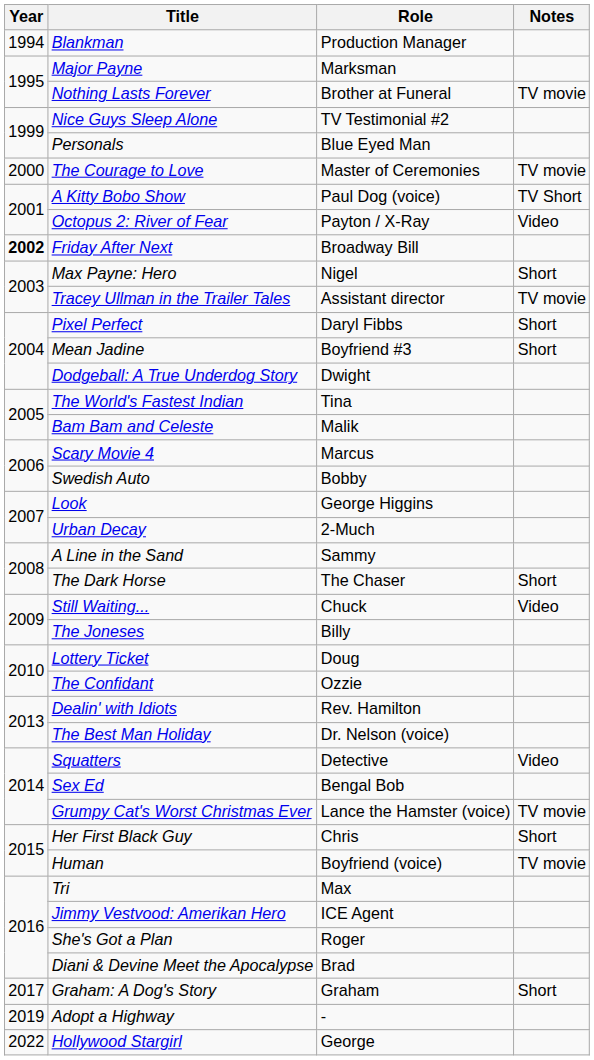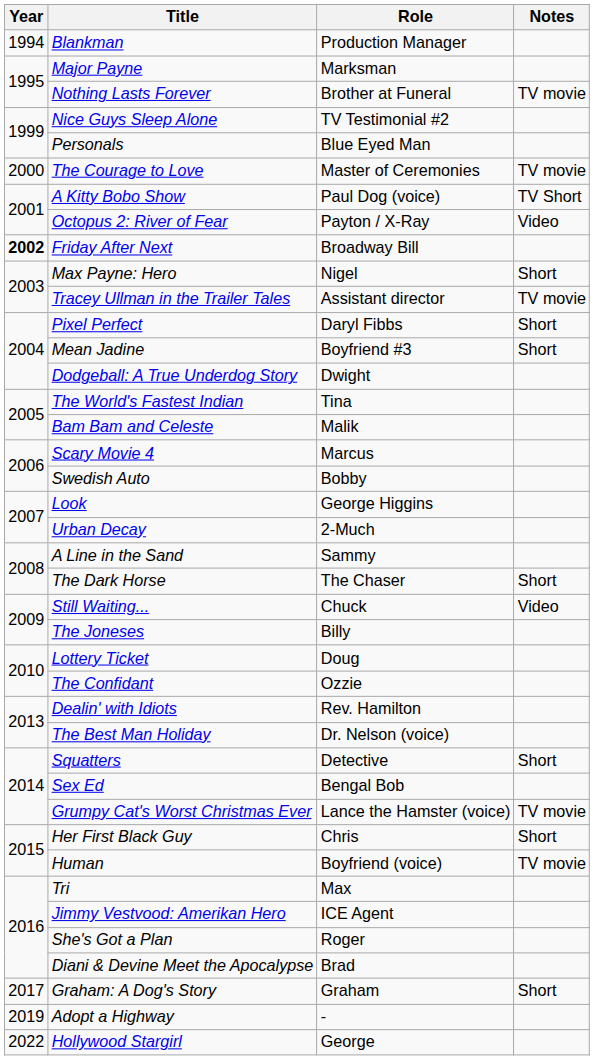(538, 760) Video -> (537, 760) Short
